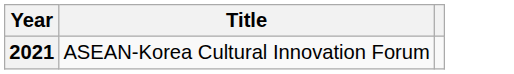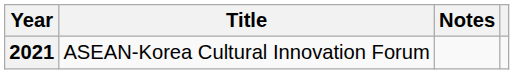+ column: (467, 20)
